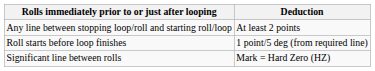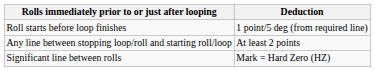rows swapped: (119, 27) <-> (66, 43)
